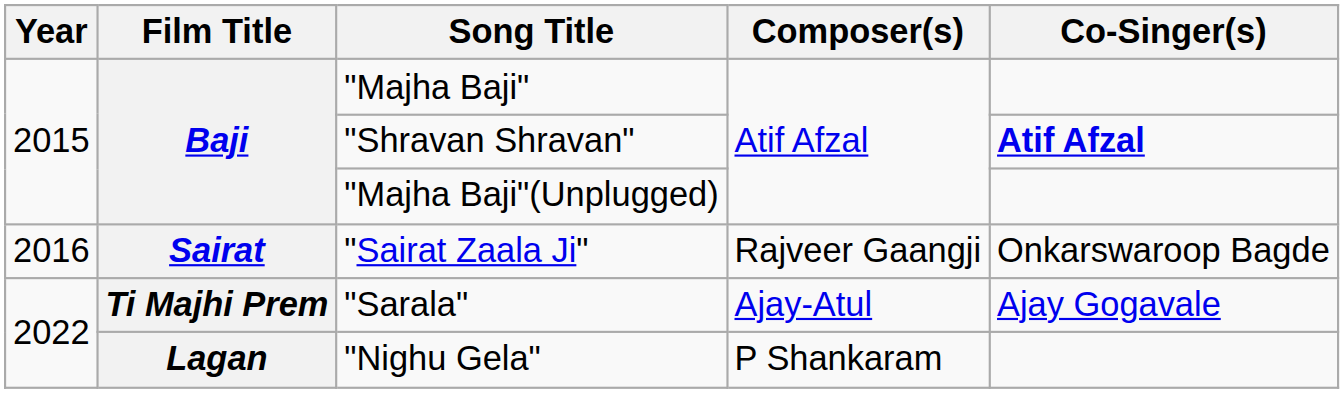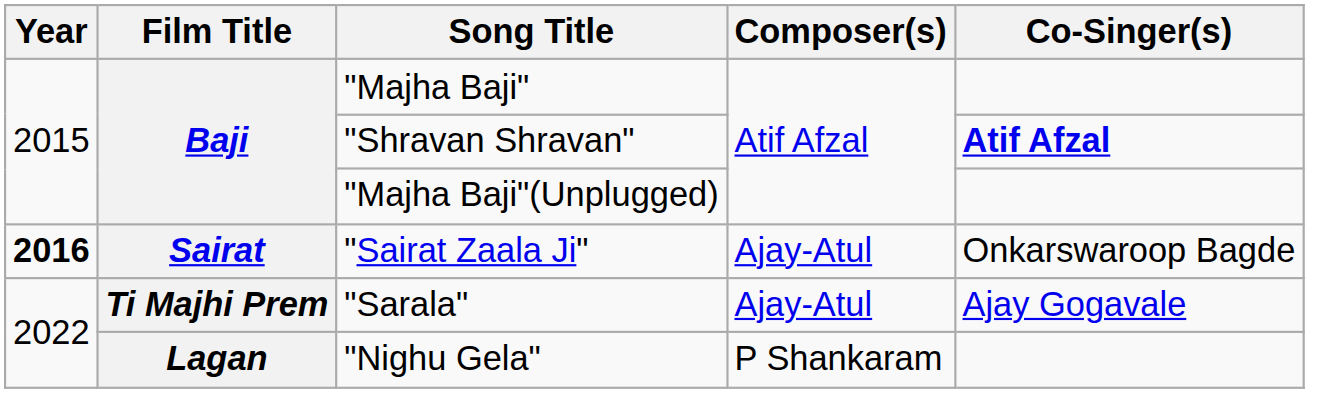(51, 250) normal -> (51, 250) bold
(858, 250) Rajveer Gaangji -> (803, 250) Ajay-Atul
